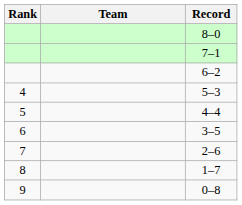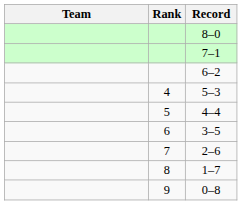columns swapped: (23, 14) <-> (113, 14)
